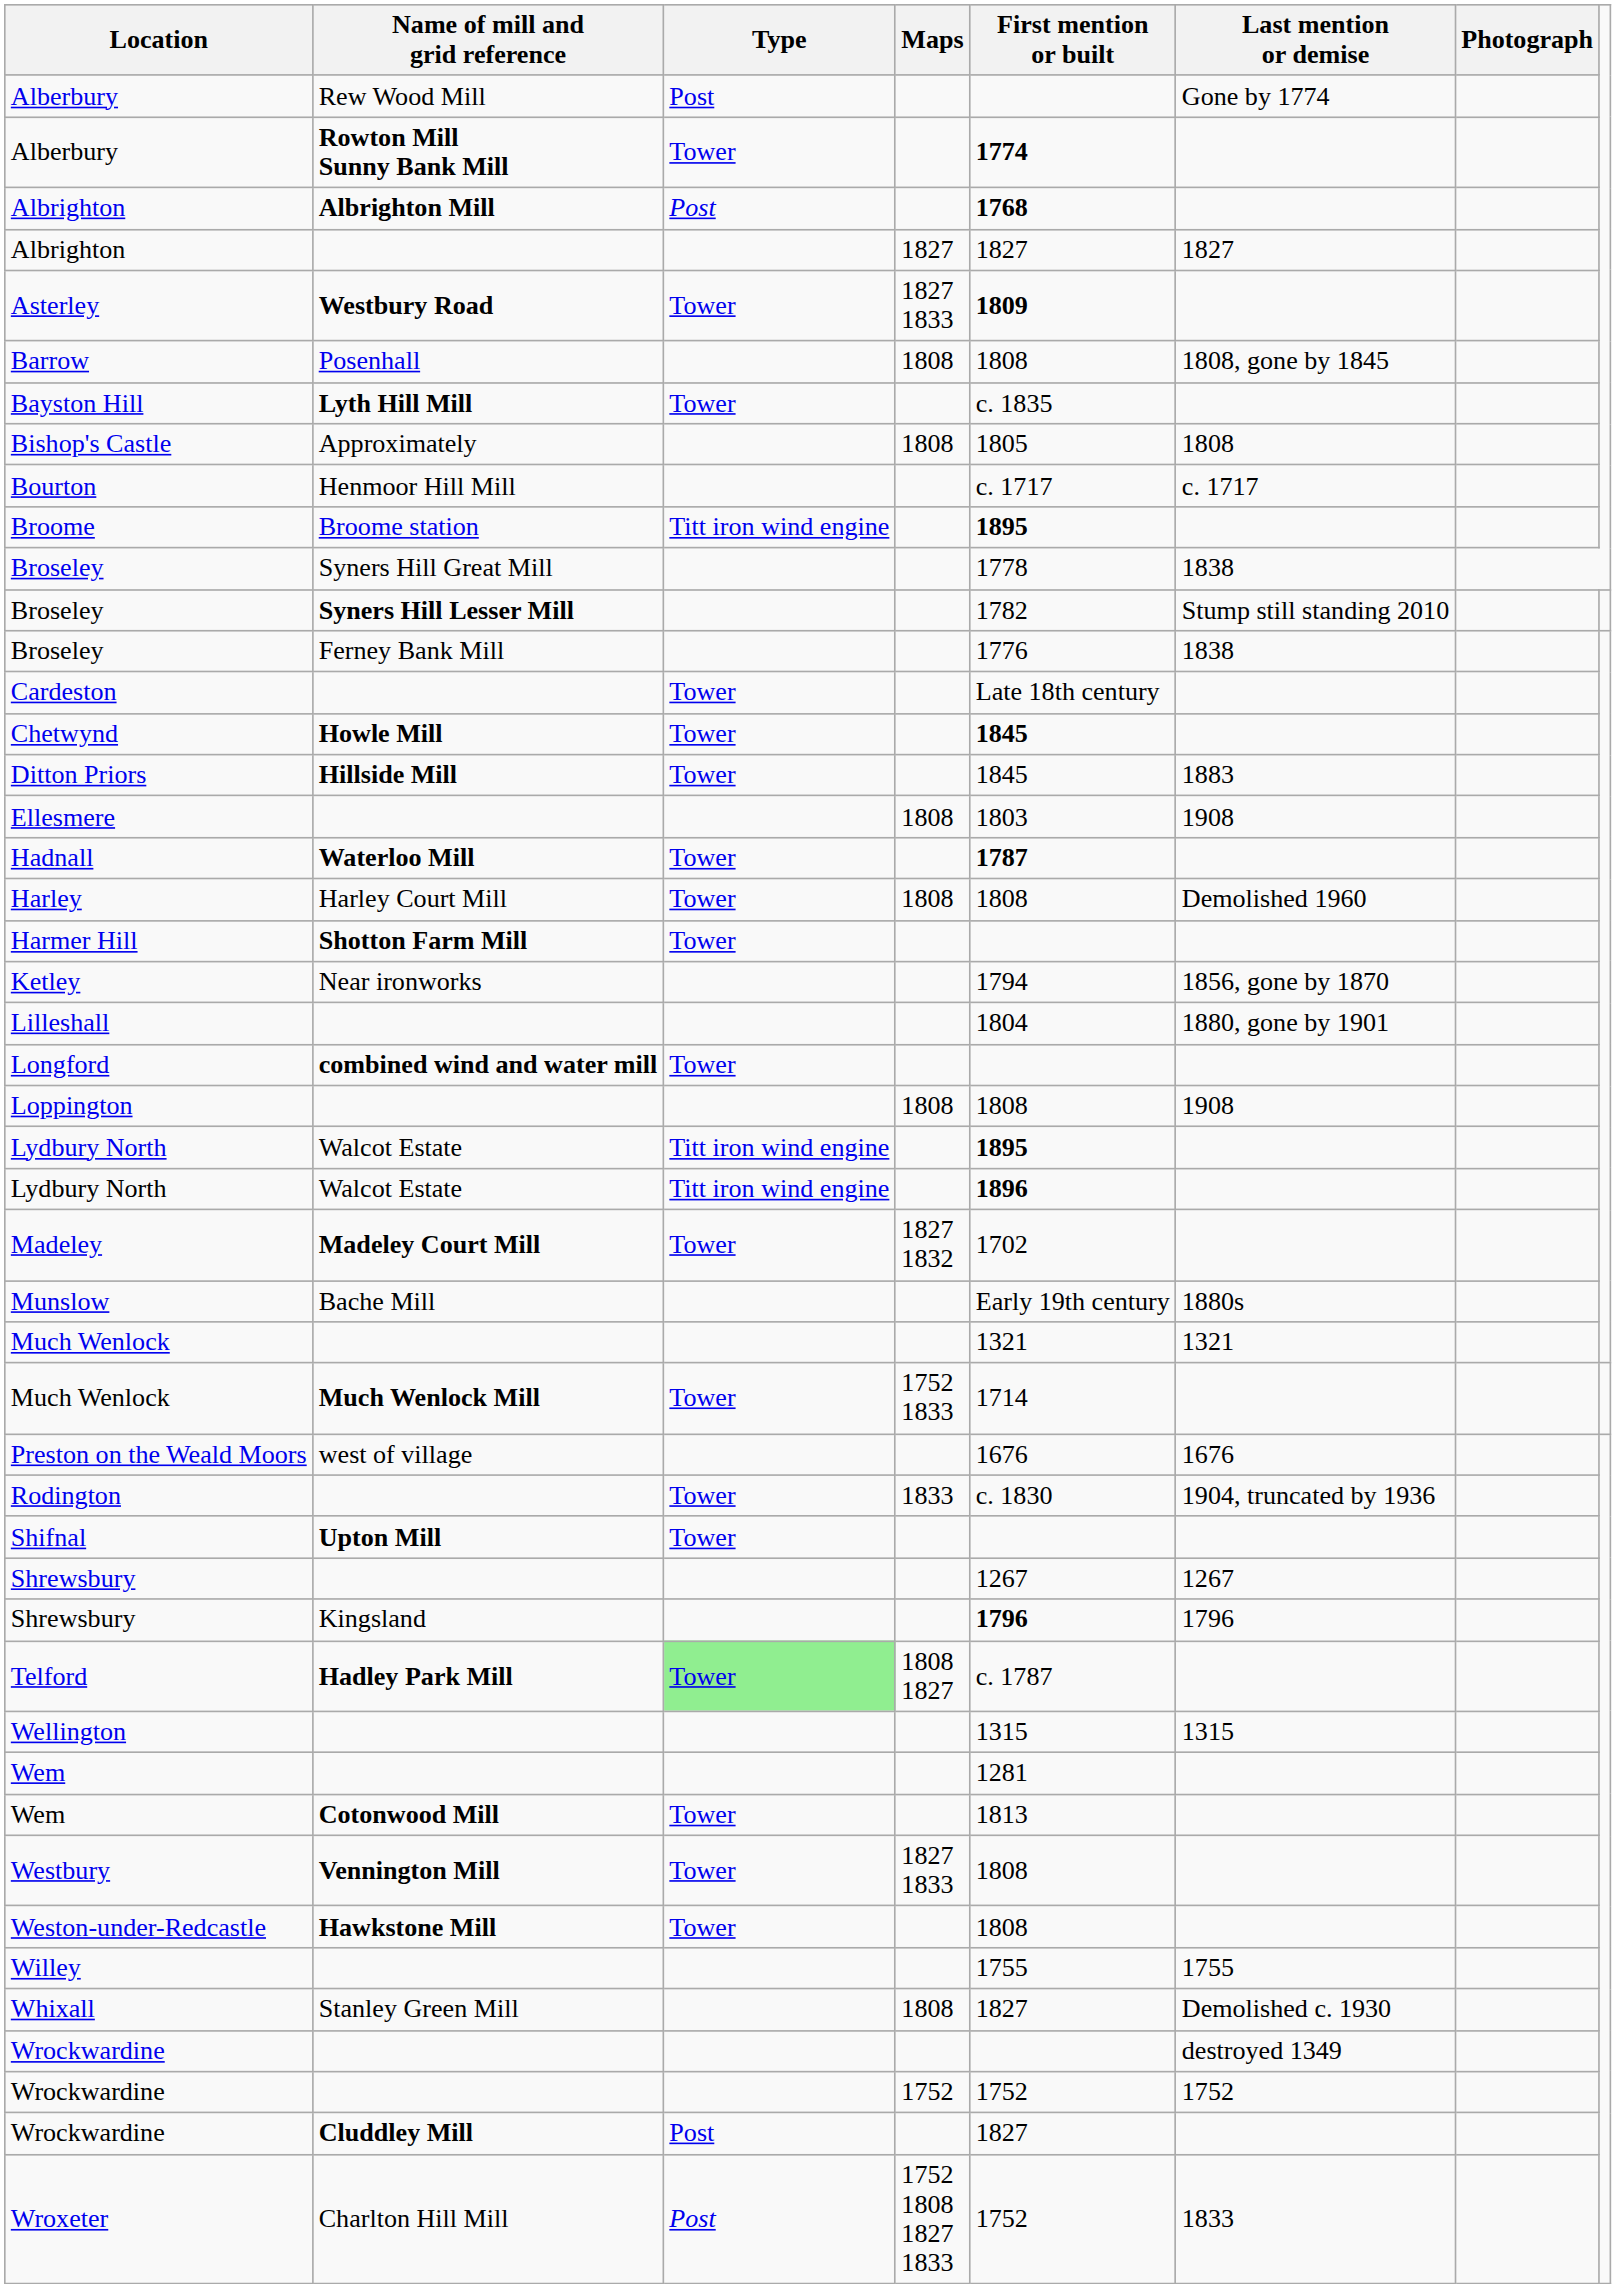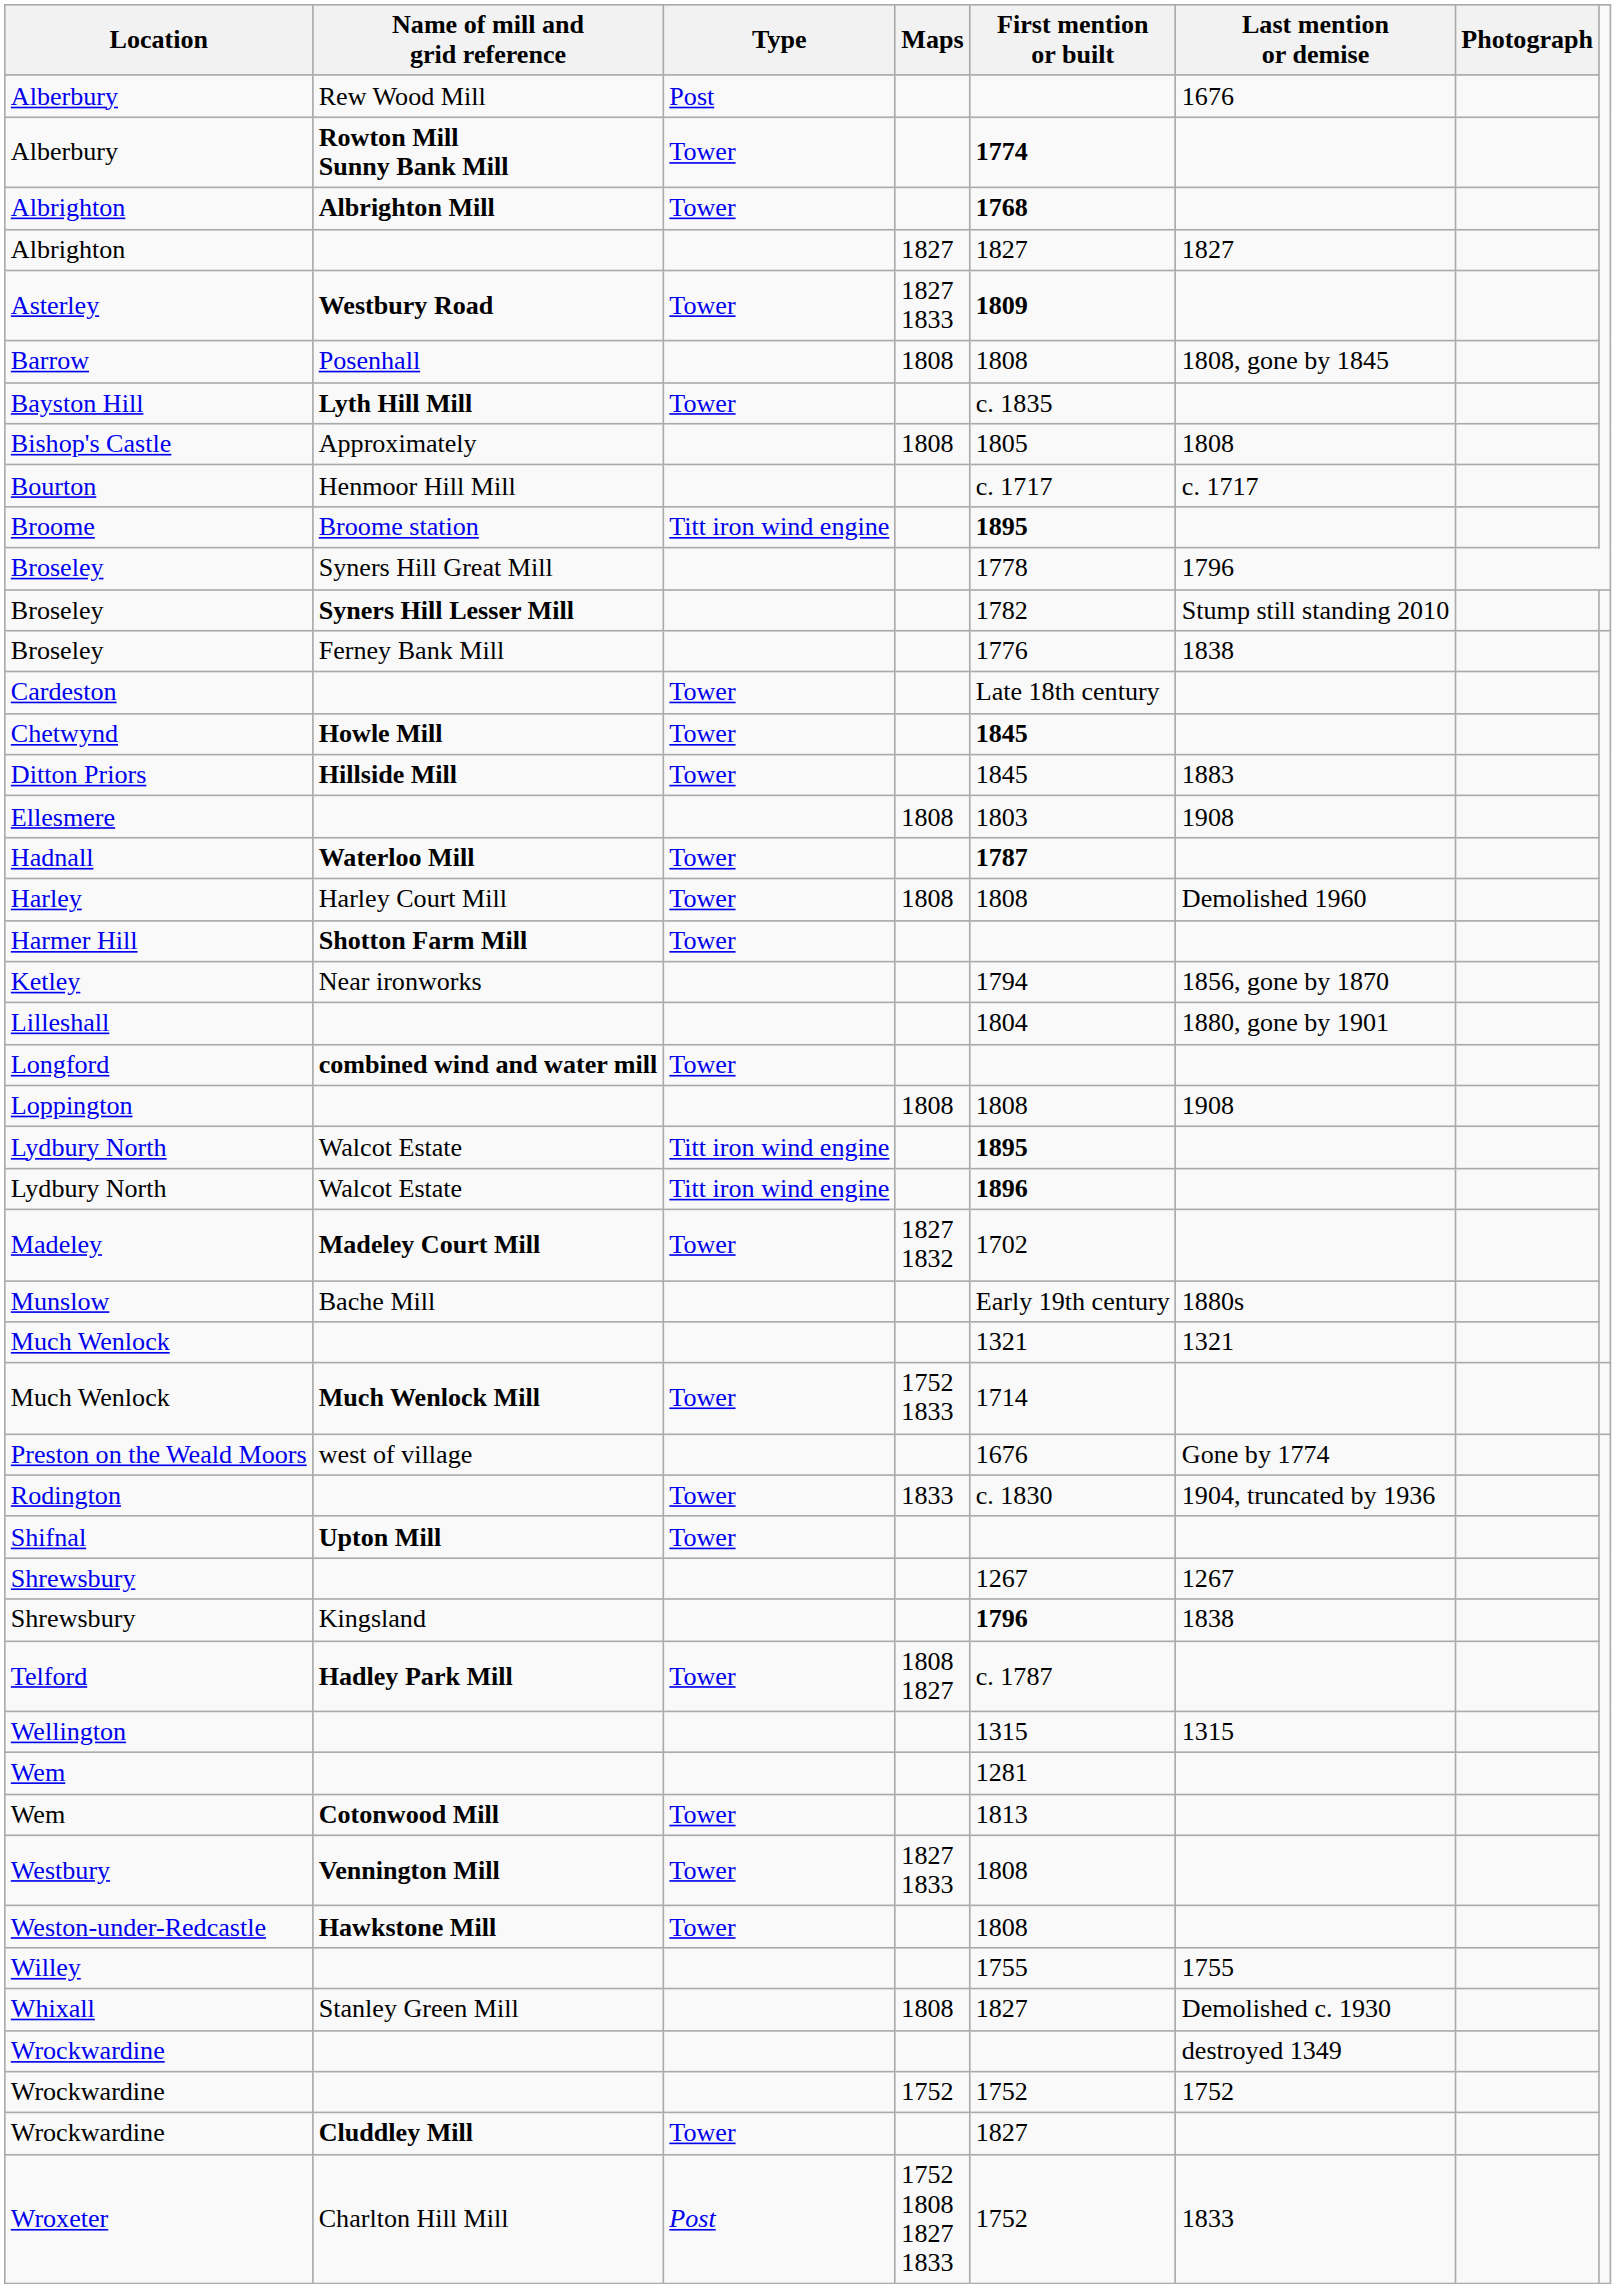(1256, 95) Gone by 1774 -> (1208, 95) 1676
(693, 207) Post -> (702, 207) Tower
(1208, 568) 1838 -> (1208, 568) 1796
(1208, 1454) 1676 -> (1256, 1454) Gone by 1774
(1208, 1619) 1796 -> (1208, 1619) 1838
(702, 1675) lightgreen background -> (702, 1675) no background
(692, 2133) Post -> (702, 2133) Tower
